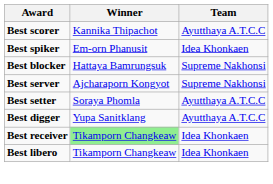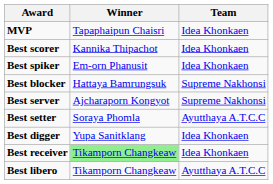+ row: (19, 30)
(223, 30) Ayutthaya A.T.C.C -> (215, 48) Idea Khonkaen
(223, 118) Ayutthaya A.T.C.C -> (215, 135) Idea Khonkaen
(215, 153) Idea Khonkaen -> (223, 170) Ayutthaya A.T.C.C
